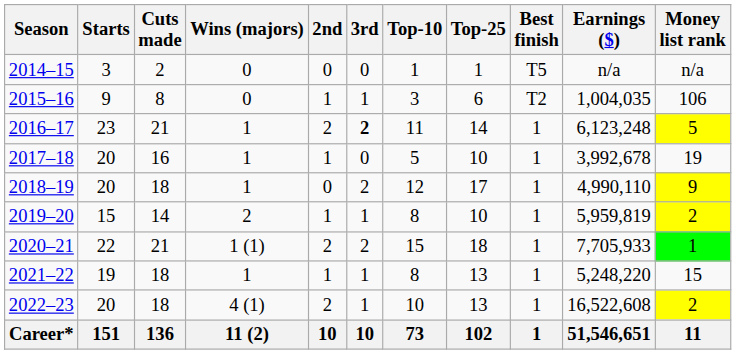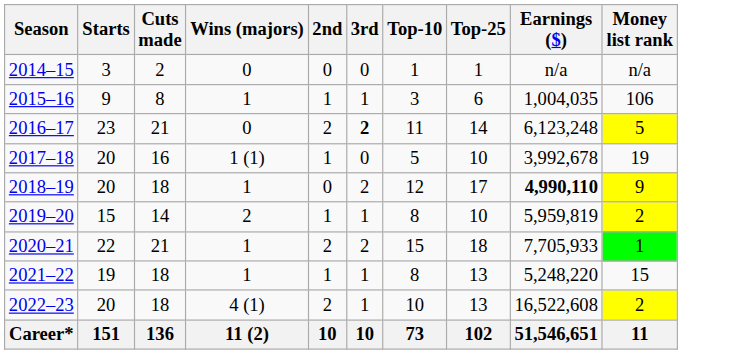- column: (537, 29)
(247, 98) 0 -> (247, 98) 1
(247, 128) 1 -> (247, 128) 0
(247, 157) 1 -> (247, 157) 1 (1)
(614, 187) normal -> (561, 187) bold
(247, 246) 1 (1) -> (247, 246) 1
